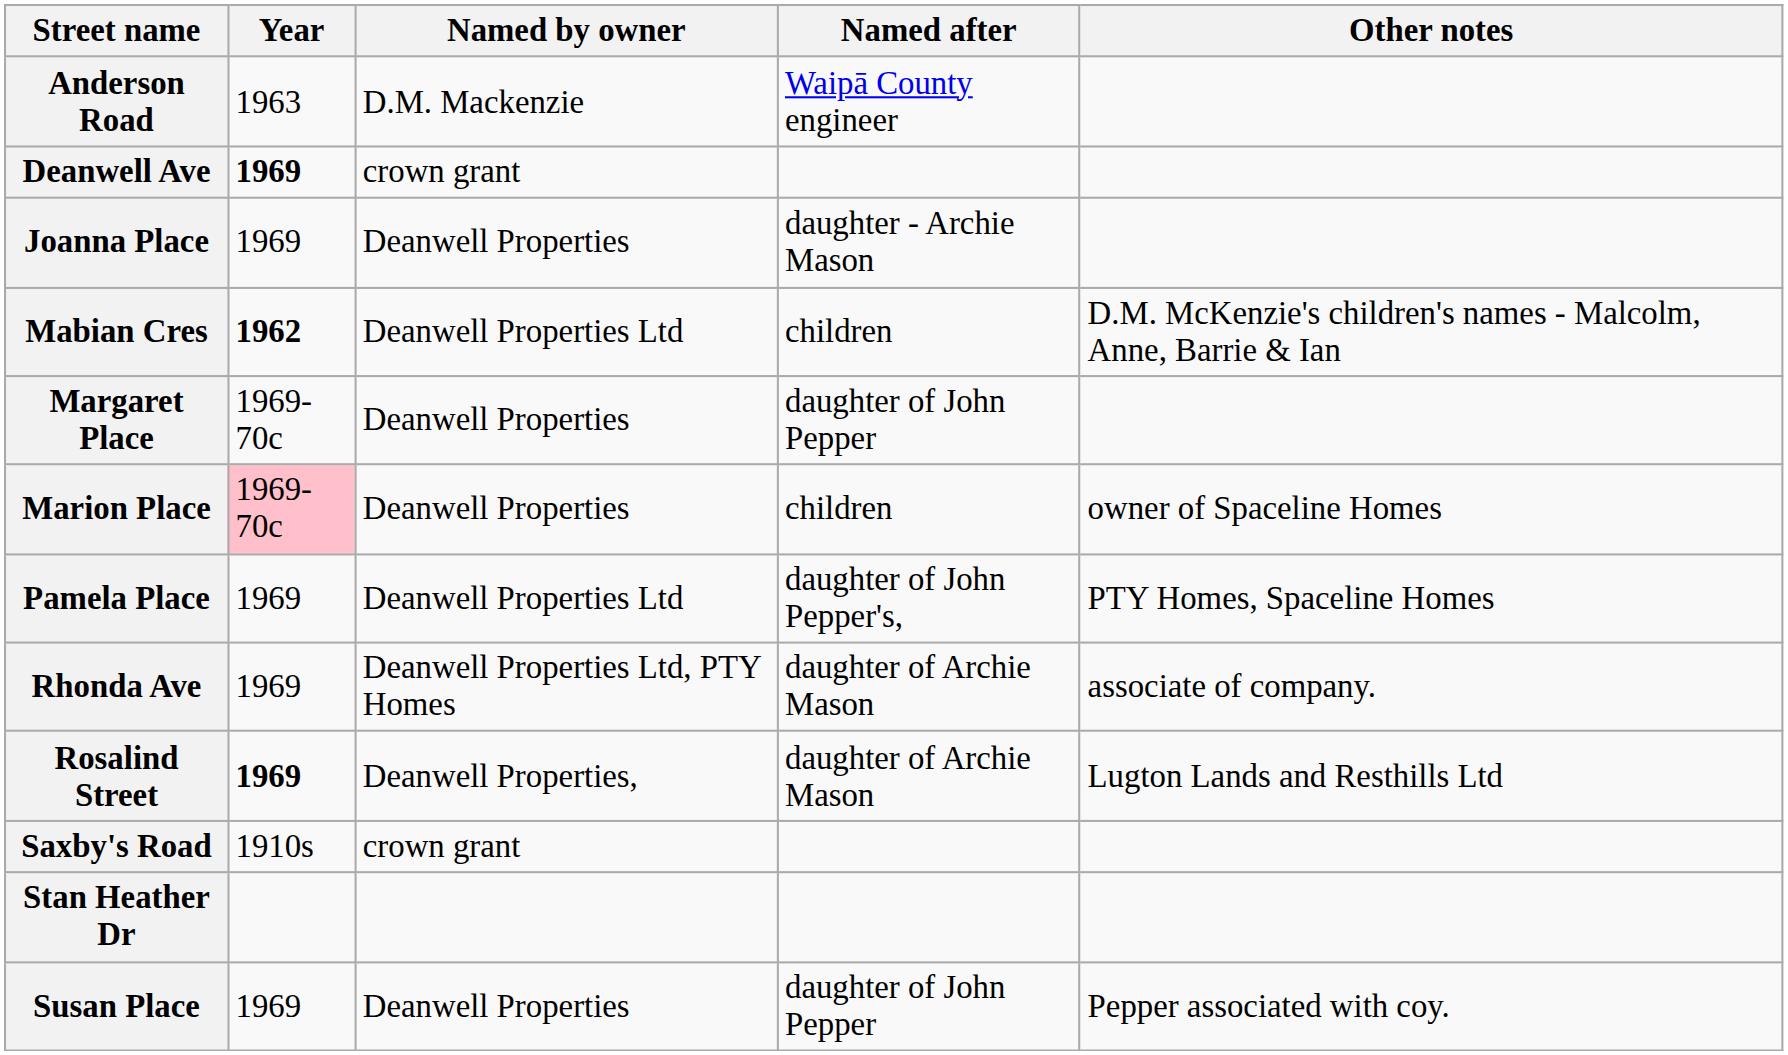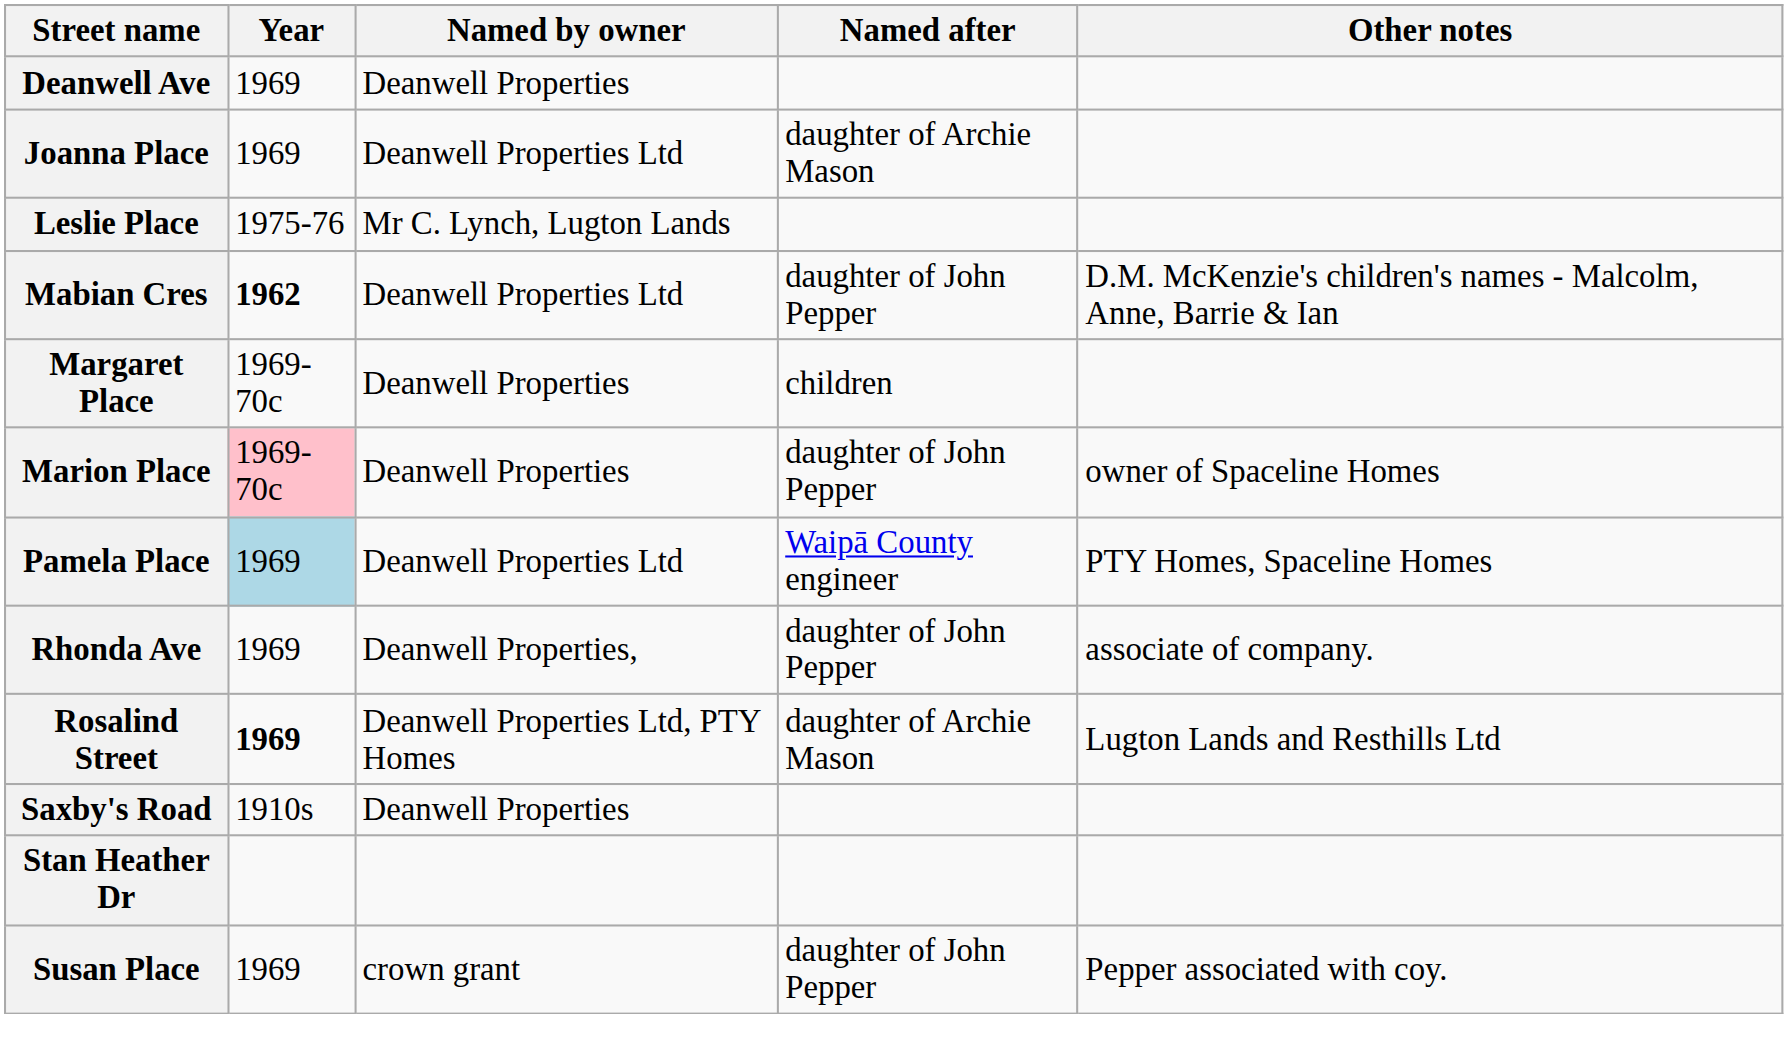- row: (116, 100)
(268, 171) bold -> (268, 82) normal
(442, 171) crown grant -> (496, 82) Deanwell Properties
(496, 241) Deanwell Properties -> (523, 152) Deanwell Properties Ltd
(900, 241) daughter - Archie Mason -> (908, 152) daughter of Archie Mason
+ row: (116, 223)
(839, 330) children -> (895, 293) daughter of John Pepper
(895, 419) daughter of John Pepper -> (839, 382) children
(839, 508) children -> (895, 471) daughter of John Pepper
(268, 597) no background -> (268, 560) lightblue background
(895, 597) daughter of John Pepper's, -> (879, 560) Waipā County engineer
(562, 686) Deanwell Properties Ltd, PTY Homes -> (500, 649) Deanwell Properties,
(908, 686) daughter of Archie Mason -> (895, 649) daughter of John Pepper
(500, 775) Deanwell Properties, -> (562, 738) Deanwell Properties Ltd, PTY Homes
(442, 845) crown grant -> (496, 808) Deanwell Properties
(496, 1005) Deanwell Properties -> (441, 968) crown grant
